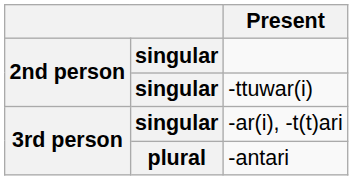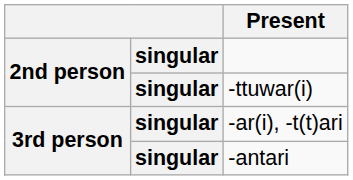(177, 157) plural -> (177, 157) singular
